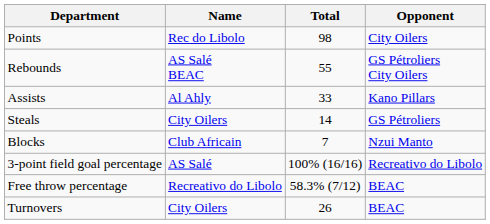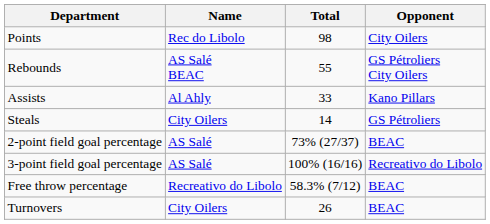- row: (26, 142)
+ row: (85, 142)
